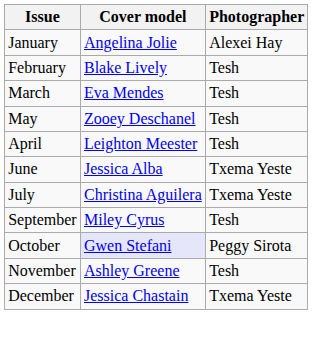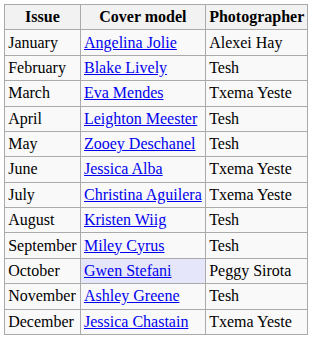(224, 93) Tesh -> (250, 93) Txema Yeste
rows swapped: (25, 144) <-> (23, 118)
+ row: (31, 220)
